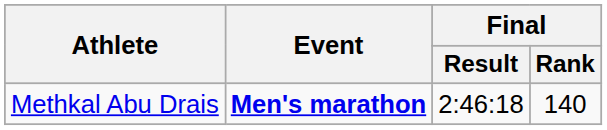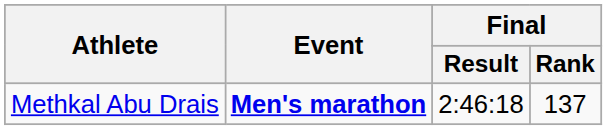(565, 104) 140 -> (565, 104) 137
